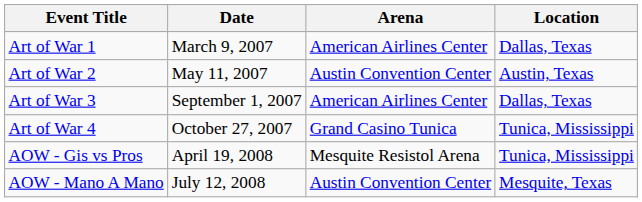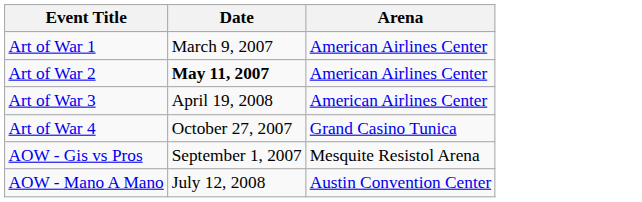- column: (566, 18)
(220, 73) normal -> (220, 73) bold
(400, 73) Austin Convention Center -> (398, 73) American Airlines Center
(237, 100) September 1, 2007 -> (222, 100) April 19, 2008
(222, 155) April 19, 2008 -> (237, 155) September 1, 2007
